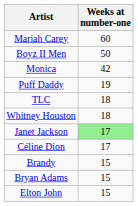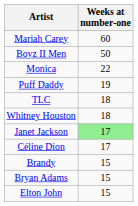(105, 69) 42 -> (105, 69) 22
